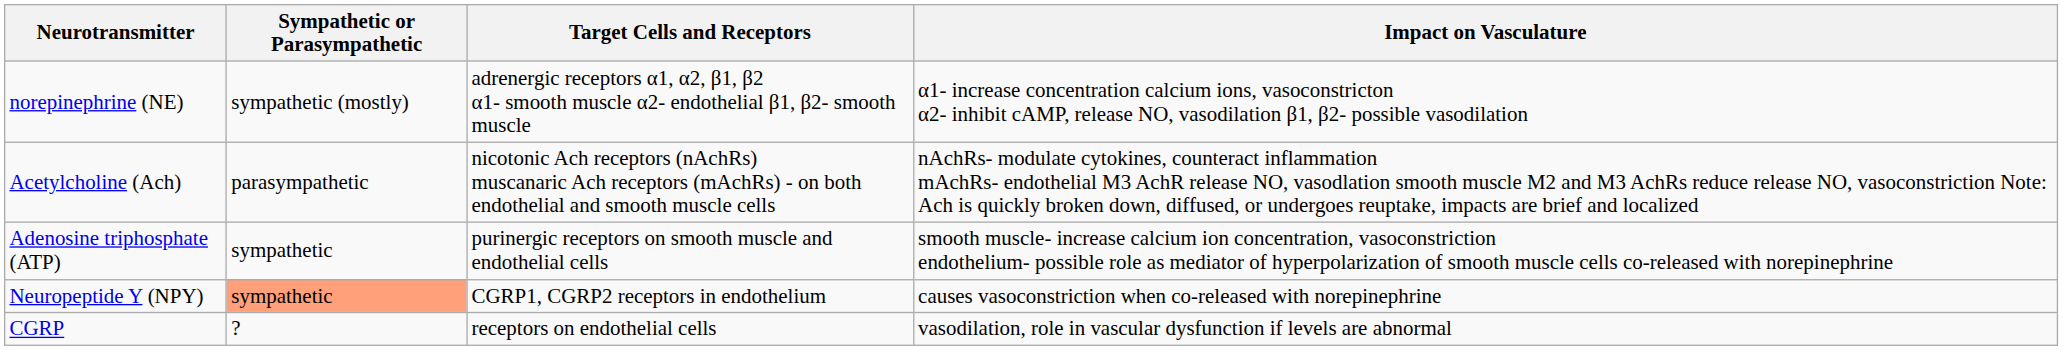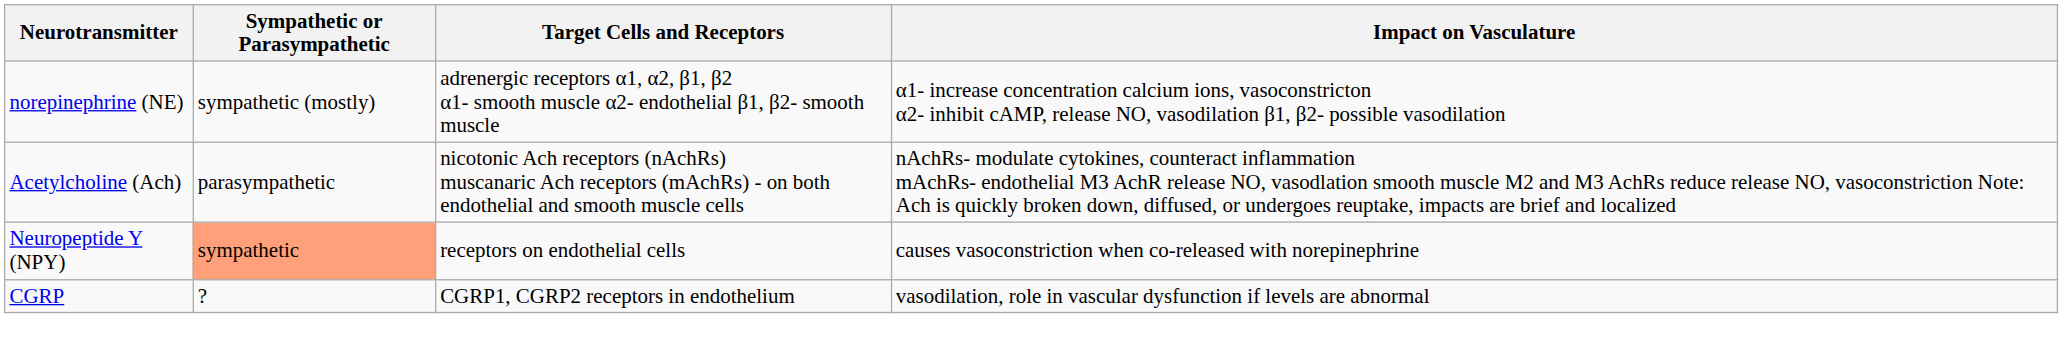- row: (109, 250)
(649, 295) CGRP1, CGRP2 receptors in endothelium -> (563, 250) receptors on endothelial cells
(594, 328) receptors on endothelial cells -> (617, 295) CGRP1, CGRP2 receptors in endothelium
